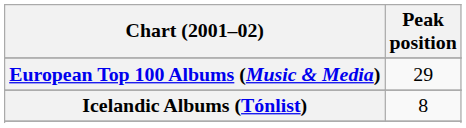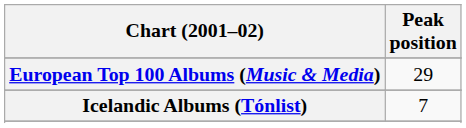(423, 105) 8 -> (423, 105) 7
